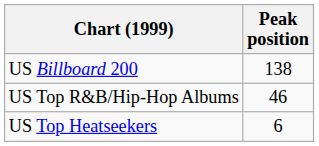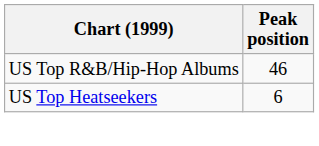- row: (73, 68)
